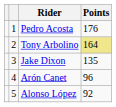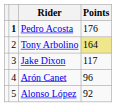(14, 29) normal -> (14, 29) bold
(90, 61) 135 -> (90, 61) 117
